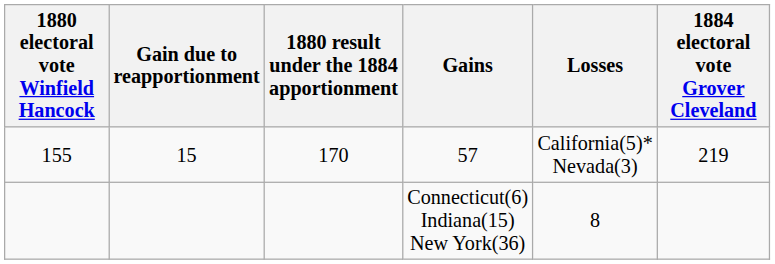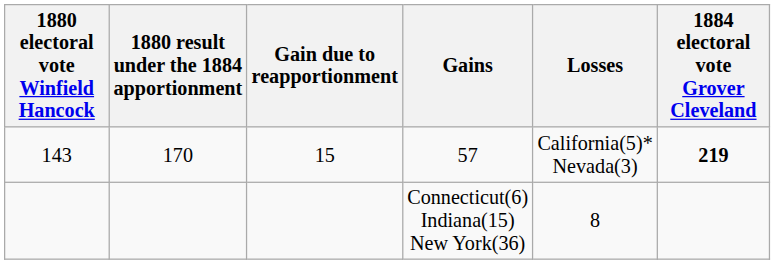columns swapped: (187, 65) <-> (333, 65)
(57, 154) 155 -> (57, 154) 143
(713, 154) normal -> (713, 154) bold
